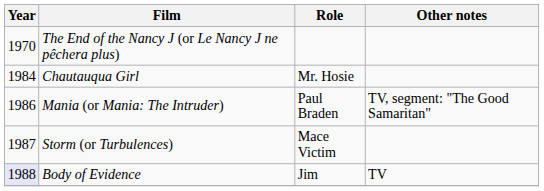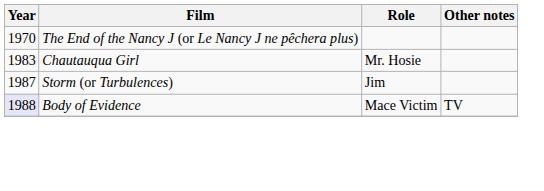(22, 76) 1984 -> (22, 60) 1983
- row: (133, 106)
(317, 144) Mace Victim -> (375, 82) Jim
(308, 174) Jim -> (401, 104) Mace Victim
